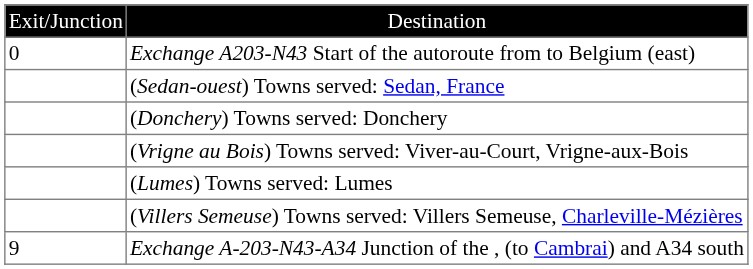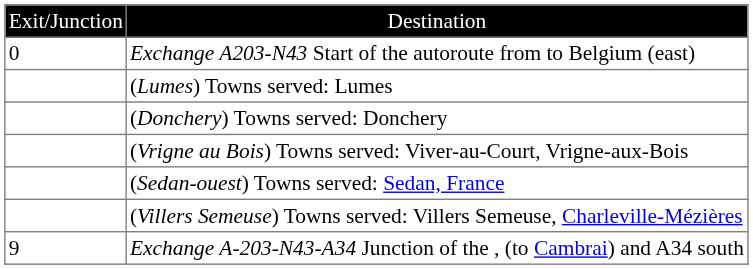rows swapped: (317, 85) <-> (261, 182)
